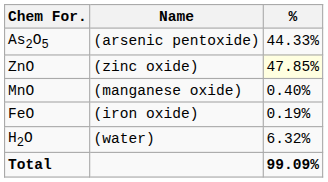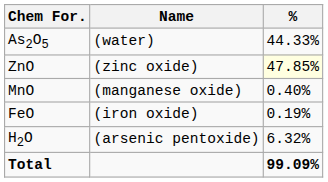(177, 42) (arsenic pentoxide) -> (124, 42) (water)
(124, 139) (water) -> (177, 139) (arsenic pentoxide)
